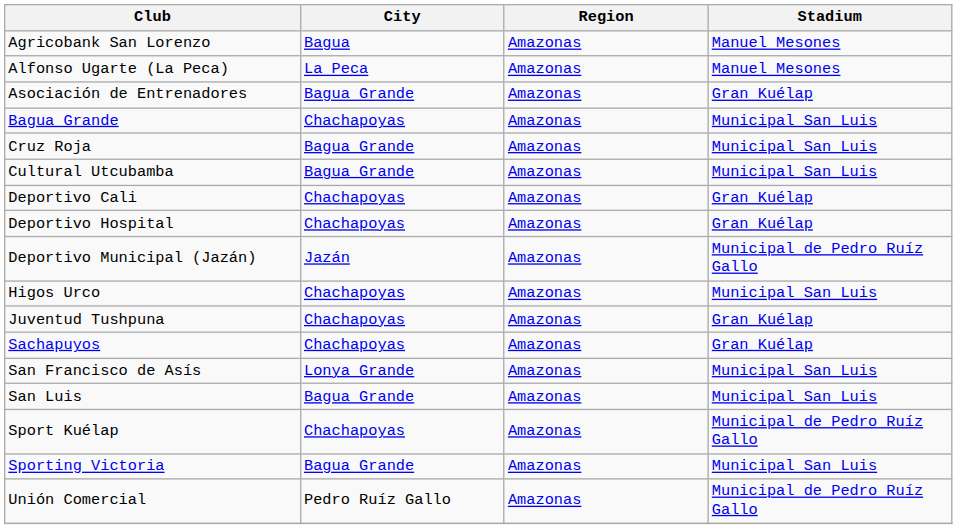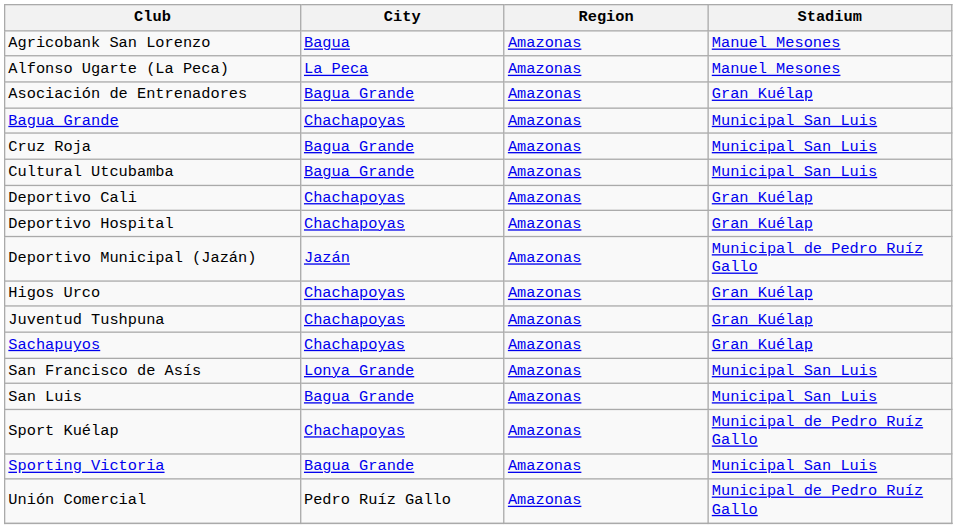(794, 293) Municipal San Luis -> (762, 293) Gran Kuélap
